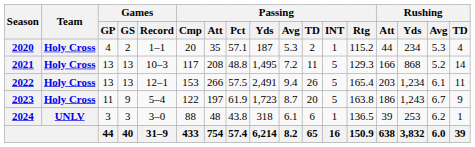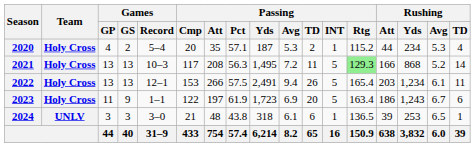(157, 47) 1–1 -> (157, 47) 5–4
(238, 64) 48.8 -> (238, 64) 56.3
(361, 64) no background -> (361, 64) lightgreen background
(157, 99) 5–4 -> (157, 99) 1–1
(291, 99) 8.7 -> (291, 99) 6.9
(361, 99) 163.8 -> (361, 99) 163.4
(460, 99) 9 -> (460, 99) 6
(190, 116) 88 -> (190, 116) 21
(439, 116) 6.2 -> (439, 116) 6.5
